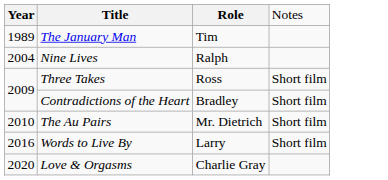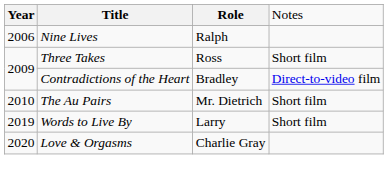- row: (88, 36)
(21, 57) 2004 -> (21, 36) 2006
(299, 100) Short film -> (326, 79) Direct-to-video film
(21, 143) 2016 -> (21, 121) 2019
